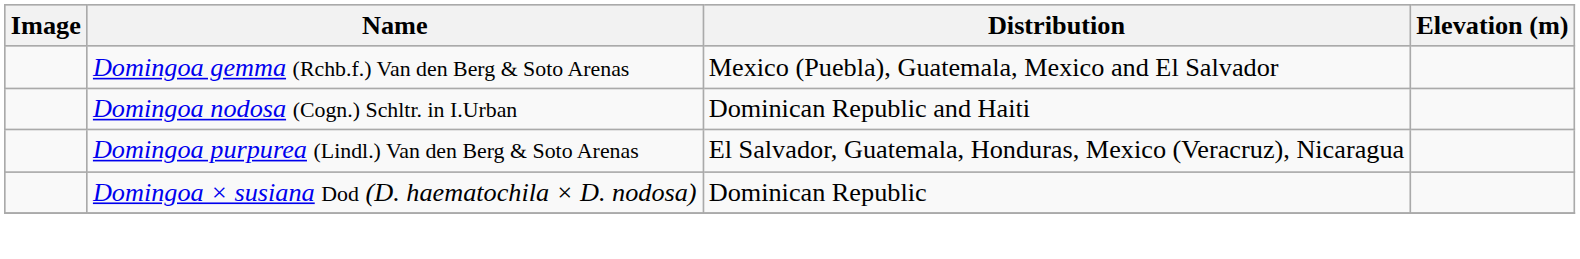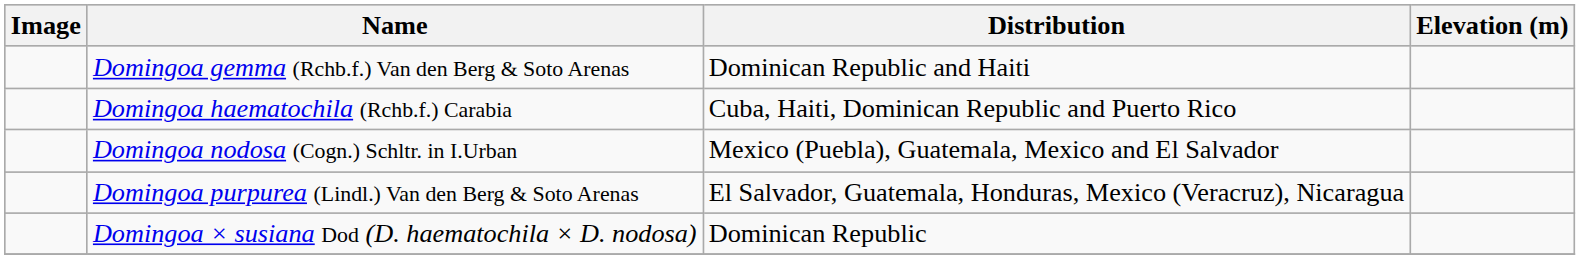(994, 66) Mexico (Puebla), Guatemala, Mexico and El Salvador -> (869, 66) Dominican Republic and Haiti
+ row: (302, 108)
(869, 108) Dominican Republic and Haiti -> (994, 150) Mexico (Puebla), Guatemala, Mexico and El Salvador
